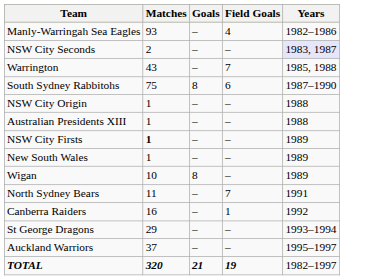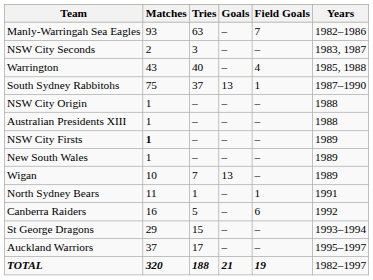+ column: (204, 13)
(228, 31) 4 -> (257, 31) 7
(311, 49) lavender background -> (341, 49) no background
(228, 67) 7 -> (257, 67) 4
(195, 85) 8 -> (227, 85) 13
(228, 85) 6 -> (257, 85) 1
(195, 175) 8 -> (227, 175) 13
(228, 193) 7 -> (257, 193) 1
(228, 211) 1 -> (257, 211) 6
